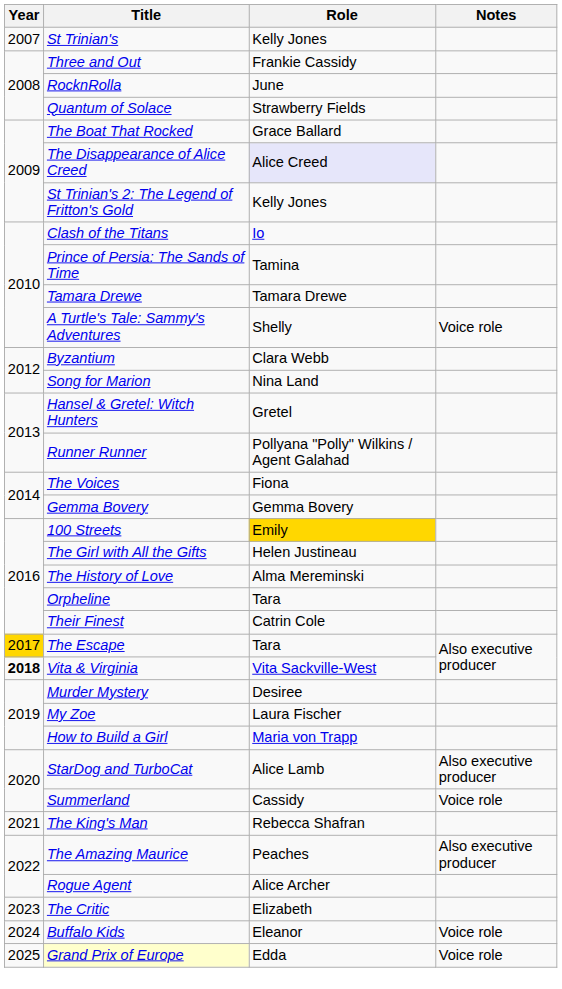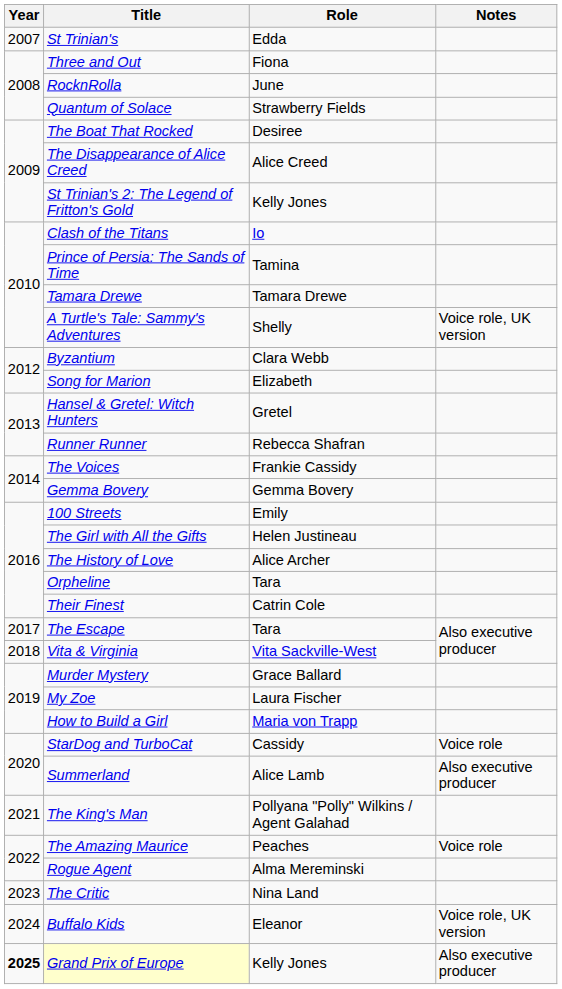(289, 39) Kelly Jones -> (269, 39) Edda
(304, 62) Frankie Cassidy -> (270, 62) Fiona
(297, 131) Grace Ballard -> (277, 131) Desiree
(290, 162) lavender background -> (290, 162) no background
(471, 327) Voice role -> (485, 327) Voice role, UK version
(285, 381) Nina Land -> (282, 381) Elizabeth
(332, 452) Pollyana "Polly" Wilkins / Agent Galahad -> (308, 444) Rebecca Shafran
(270, 483) Fiona -> (304, 467) Frankie Cassidy
(270, 529) gold background -> (270, 513) no background
(308, 576) Alma Mereminski -> (291, 559) Alice Archer
(24, 645) gold background -> (24, 629) no background
(24, 668) bold -> (24, 652) normal
(277, 691) Desiree -> (297, 675) Grace Ballard
(288, 769) Alice Lamb -> (278, 744) Cassidy
(486, 769) Also executive producer -> (471, 744) Voice role
(278, 800) Cassidy -> (288, 775) Alice Lamb
(471, 800) Voice role -> (486, 775) Also executive producer
(308, 823) Rebecca Shafran -> (332, 815) Pollyana "Polly" Wilkins / Agent Galahad
(486, 854) Also executive producer -> (471, 846) Voice role
(291, 886) Alice Archer -> (308, 869) Alma Mereminski
(282, 909) Elizabeth -> (285, 892) Nina Land
(471, 932) Voice role -> (485, 923) Voice role, UK version
(24, 955) normal -> (24, 963) bold
(269, 955) Edda -> (289, 963) Kelly Jones
(471, 955) Voice role -> (486, 963) Also executive producer
